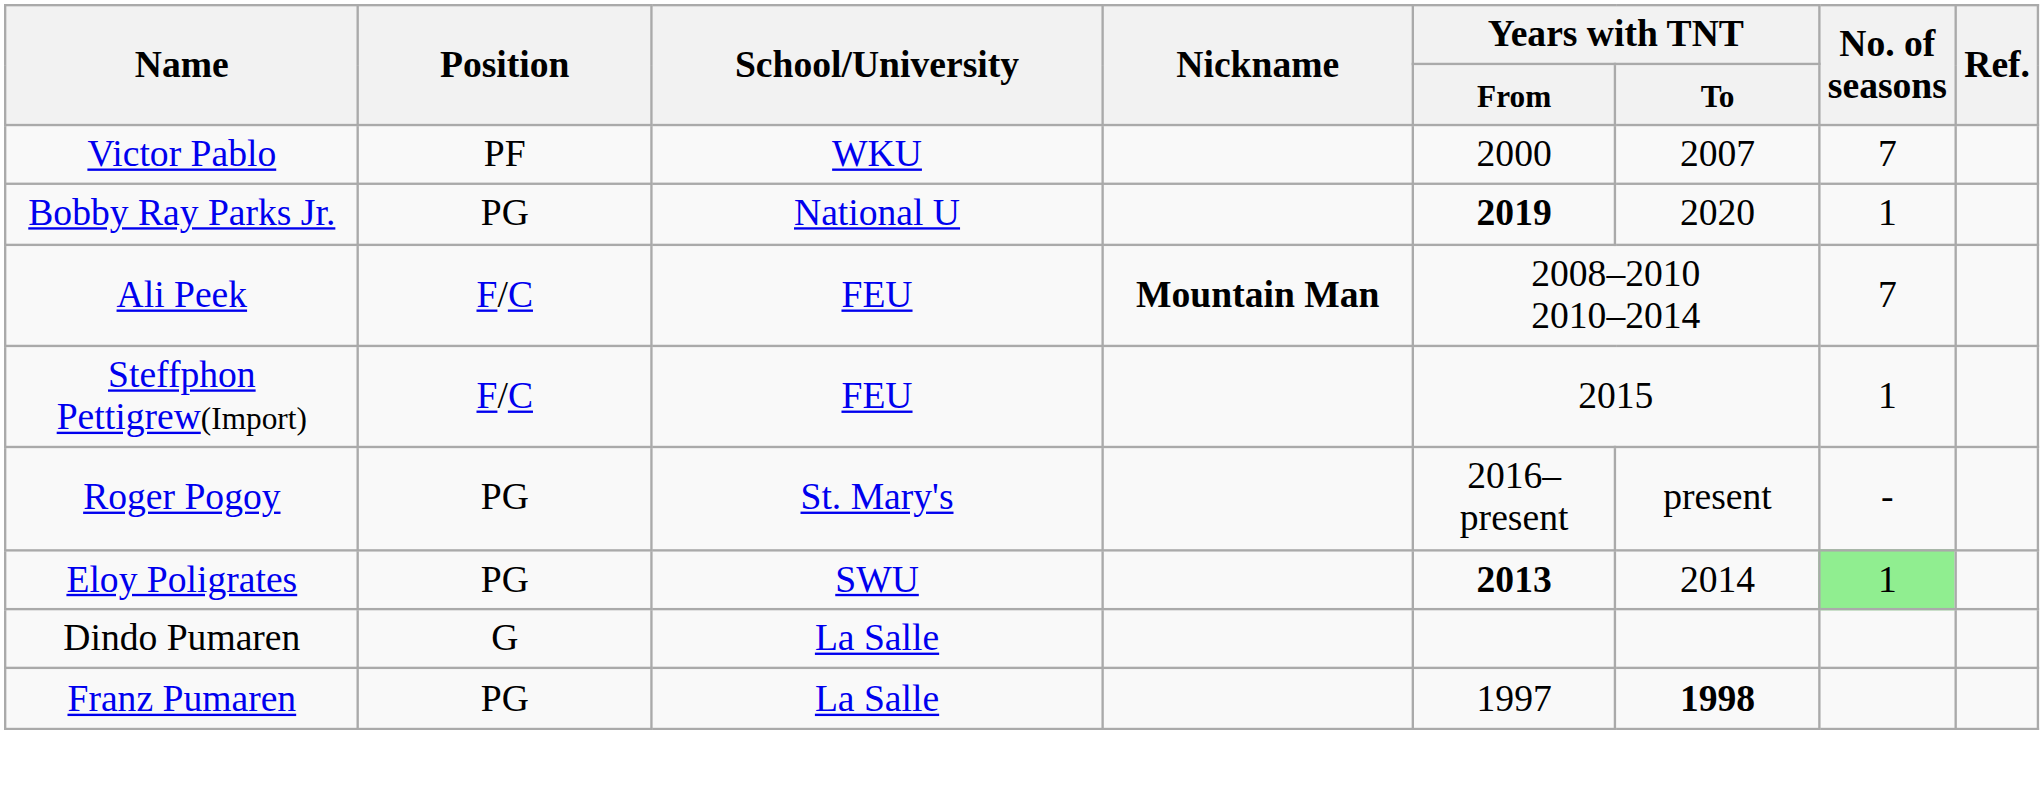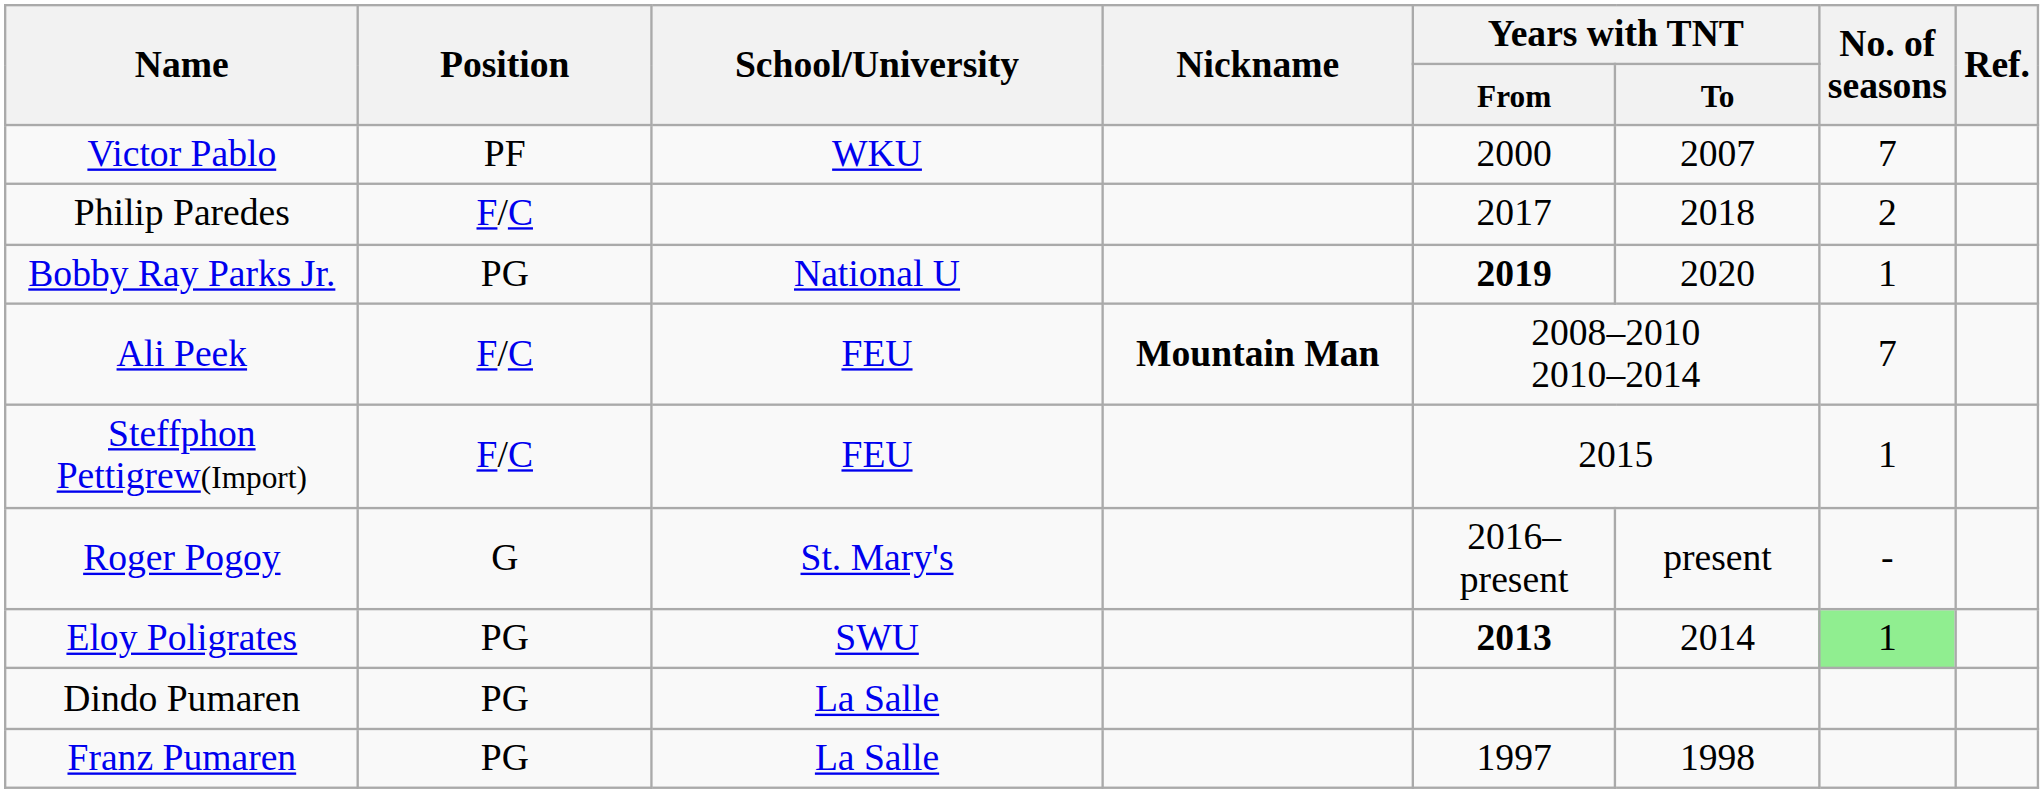+ row: (182, 213)
(505, 497) PG -> (505, 557) G
(505, 638) G -> (505, 697) PG
(1717, 697) bold -> (1717, 757) normal
